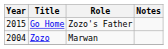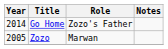(16, 24) 2015 -> (16, 24) 2014
(16, 38) 2004 -> (16, 38) 2005
